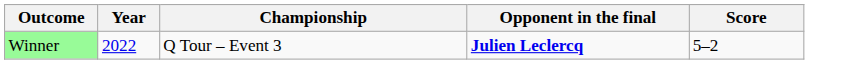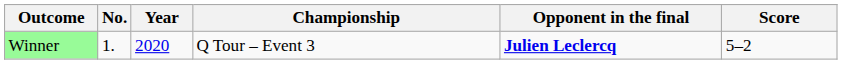+ column: (115, 18)
(119, 45) 2022 -> (152, 45) 2020
